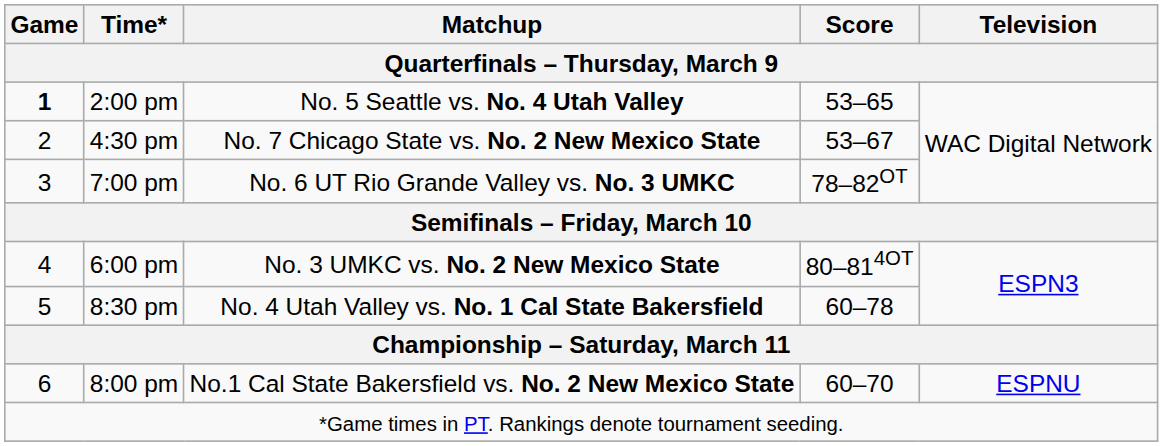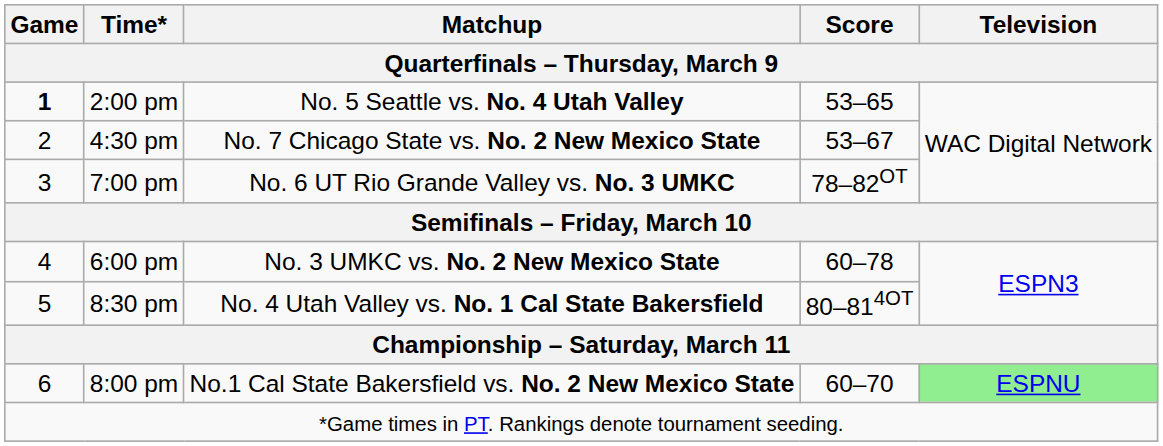(860, 264) 80–814OT -> (860, 262) 60–78
(860, 305) 60–78 -> (860, 303) 80–814OT
(1038, 383) no background -> (1038, 383) lightgreen background
